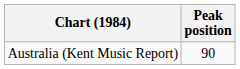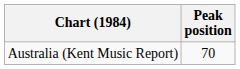(208, 53) 90 -> (208, 53) 70
